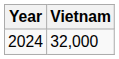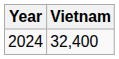(74, 41) 32,000 -> (74, 41) 32,400
